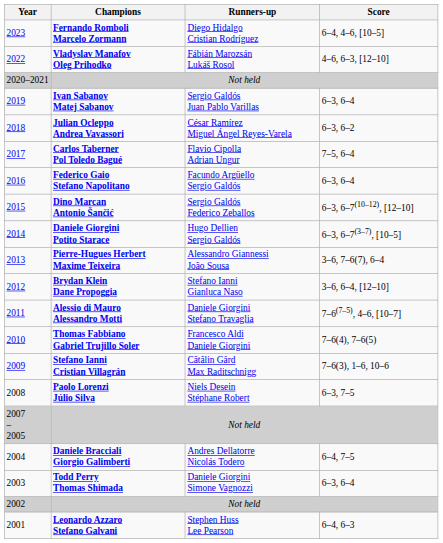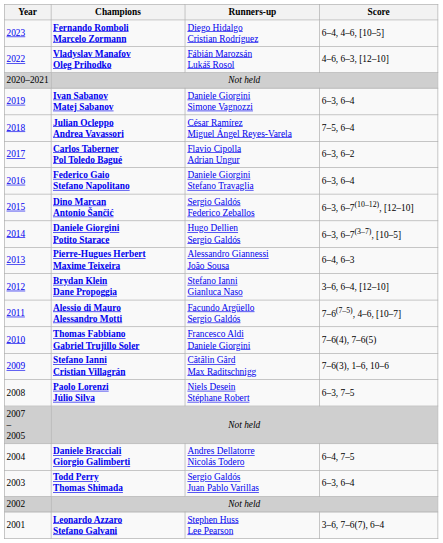(223, 101) Sergio Galdós Juan Pablo Varillas -> (220, 101) Daniele Giorgini Simone Vagnozzi
(338, 128) 6–3, 6–2 -> (338, 128) 7–5, 6–4
(338, 154) 7–5, 6–4 -> (338, 154) 6–3, 6–2
(221, 181) Facundo Argüello Sergio Galdós -> (221, 181) Daniele Giorgini Stefano Travaglia
(353, 260) 3–6, 7–6(7), 6–4 -> (338, 260) 6–4, 6–3
(221, 313) Daniele Giorgini Stefano Travaglia -> (221, 313) Facundo Argüello Sergio Galdós
(220, 483) Daniele Giorgini Simone Vagnozzi -> (223, 483) Sergio Galdós Juan Pablo Varillas
(338, 525) 6–4, 6–3 -> (353, 525) 3–6, 7–6(7), 6–4
